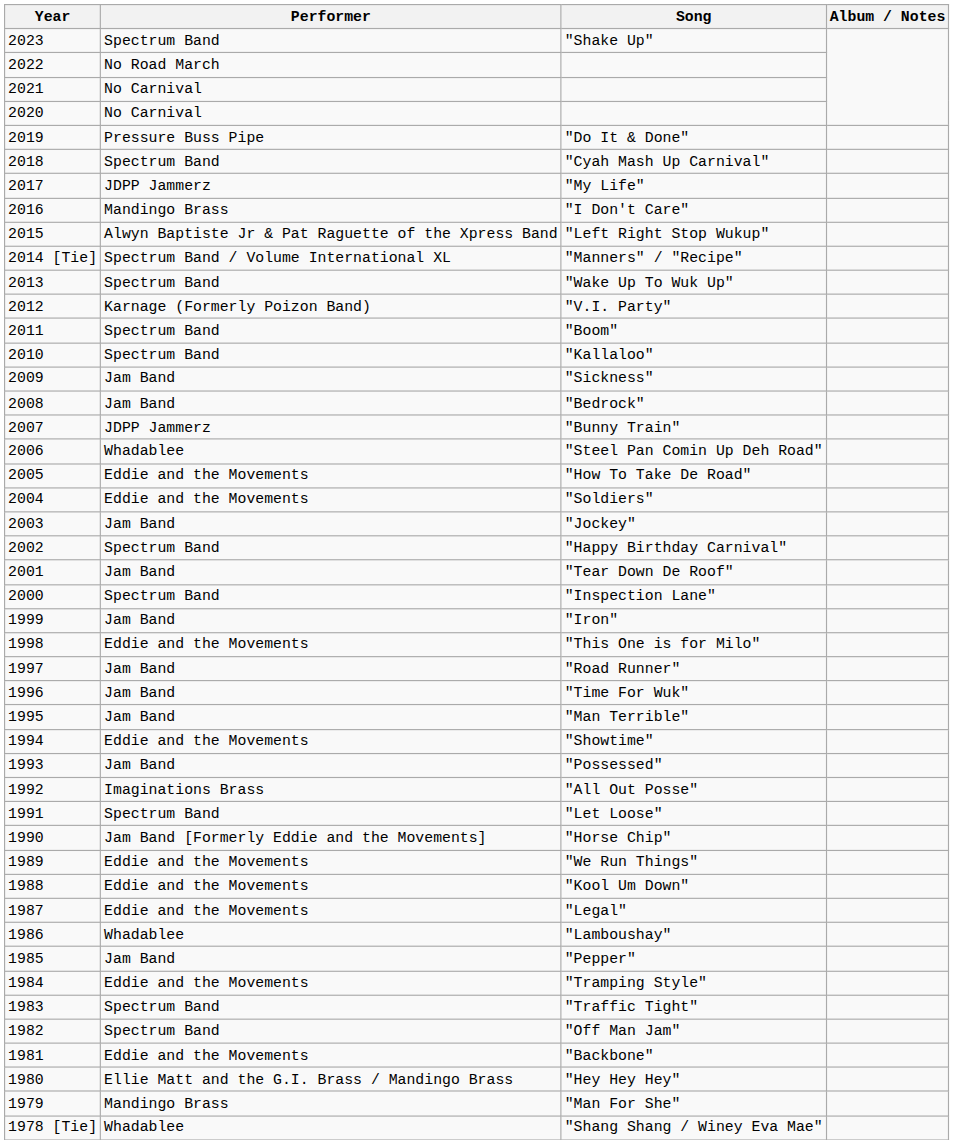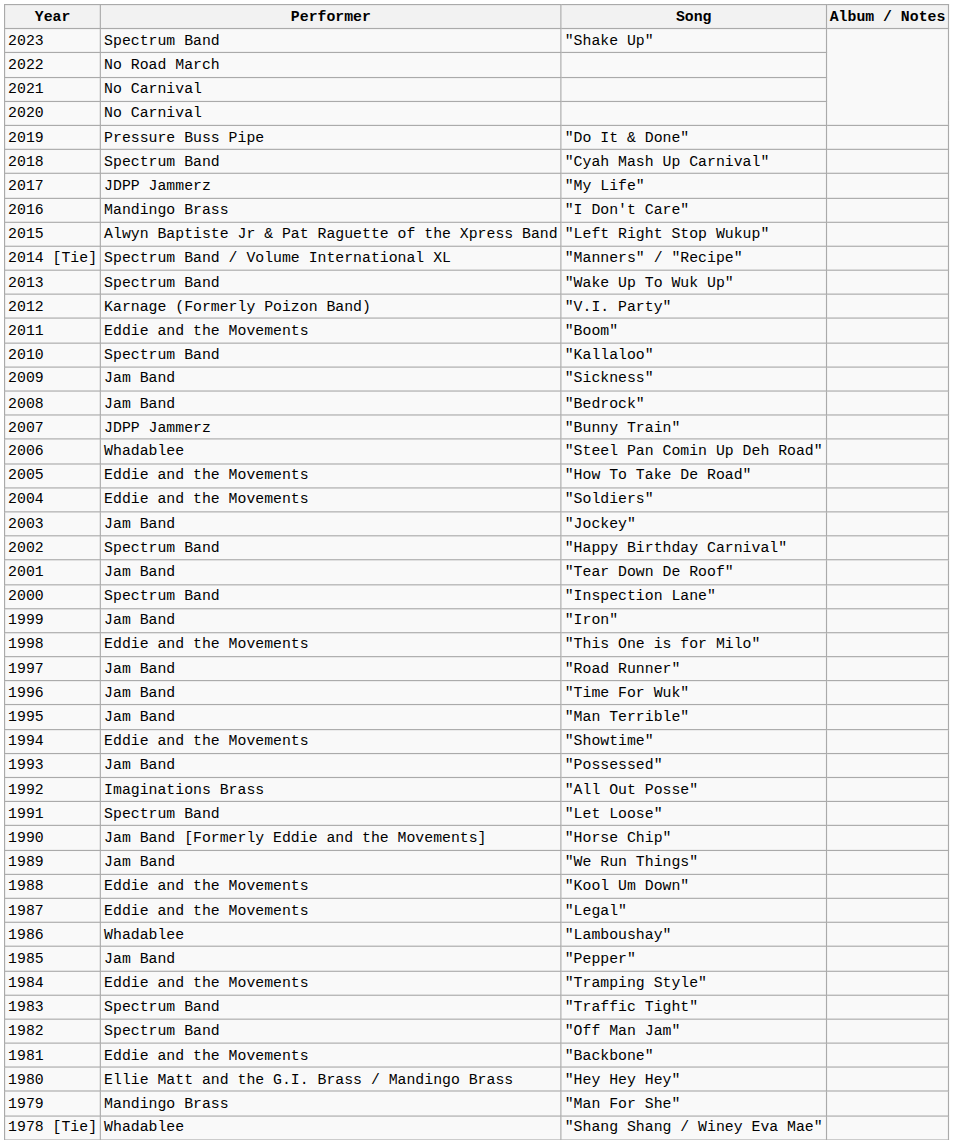(162, 331) Spectrum Band -> (206, 331) Eddie and the Movements
(206, 862) Eddie and the Movements -> (140, 862) Jam Band
